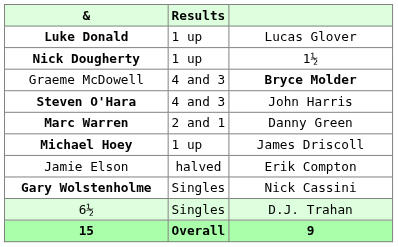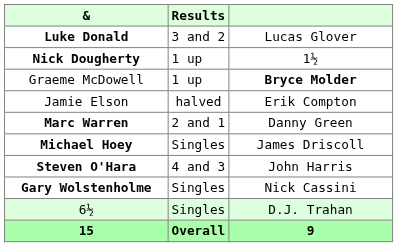(187, 37) 1 up -> (198, 37) 3 and 2
(198, 80) 4 and 3 -> (187, 80) 1 up
rows swapped: (86, 102) <-> (86, 166)
(187, 145) 1 up -> (198, 145) Singles
